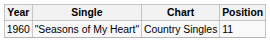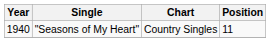(18, 29) 1960 -> (18, 29) 1940
